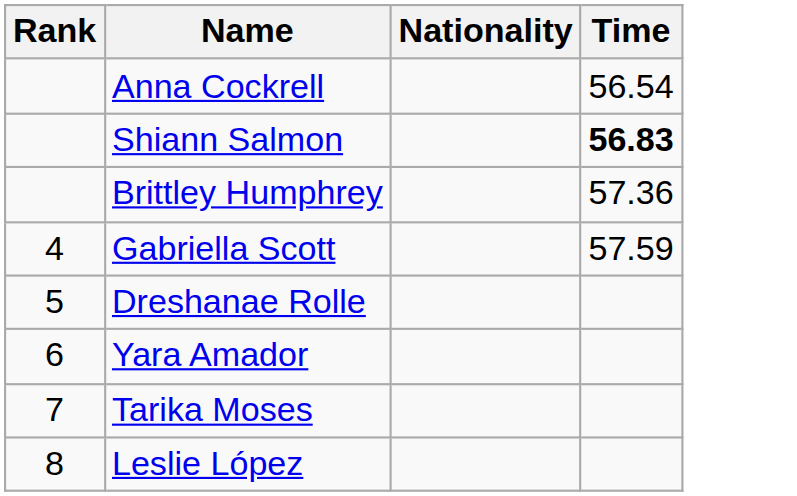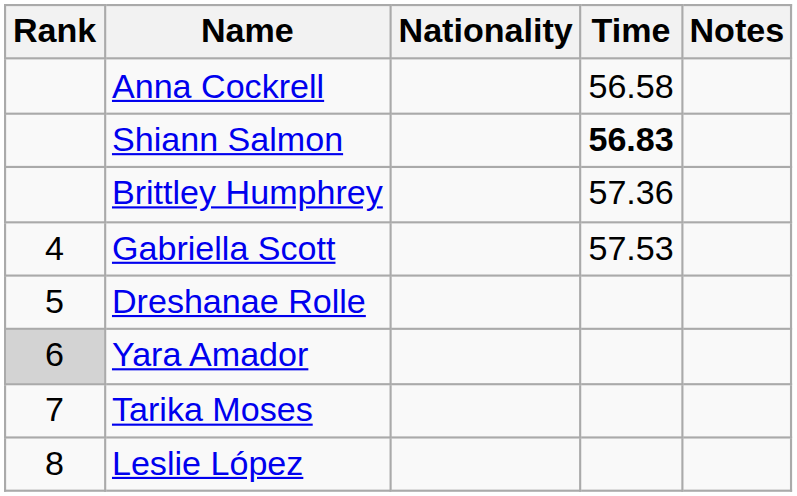+ column: (737, 31)
(631, 85) 56.54 -> (631, 85) 56.58
(631, 247) 57.59 -> (631, 247) 57.53
(55, 355) no background -> (55, 355) lightgrey background
